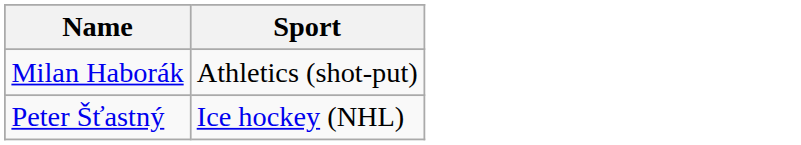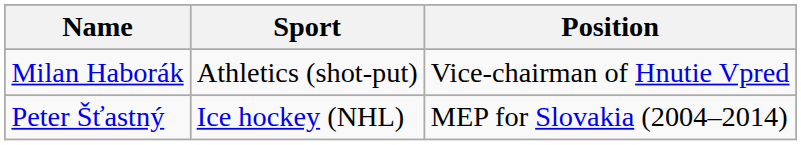+ column: (610, 26)
